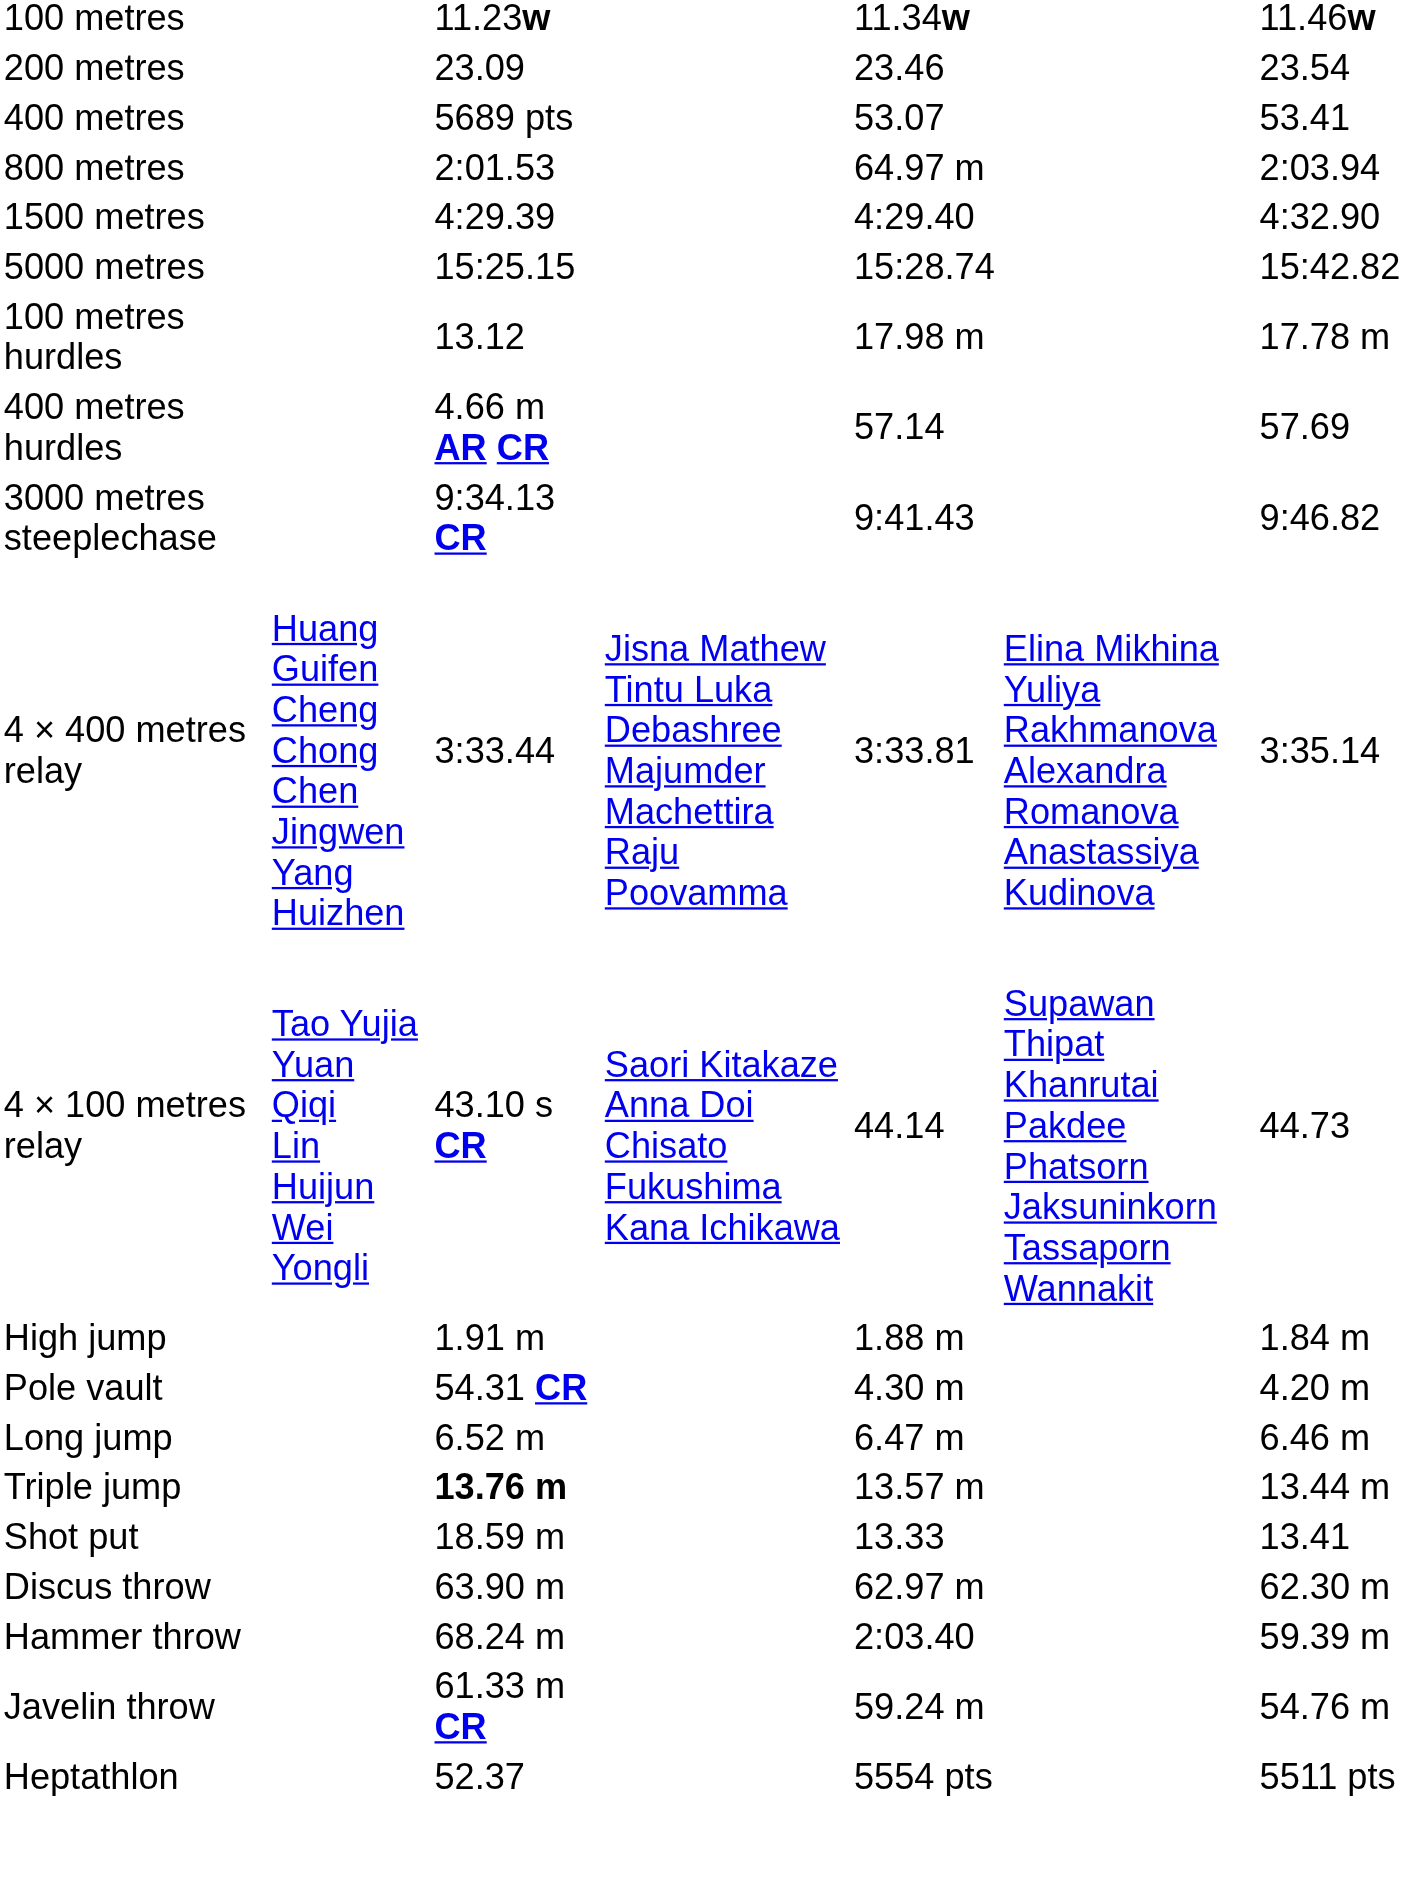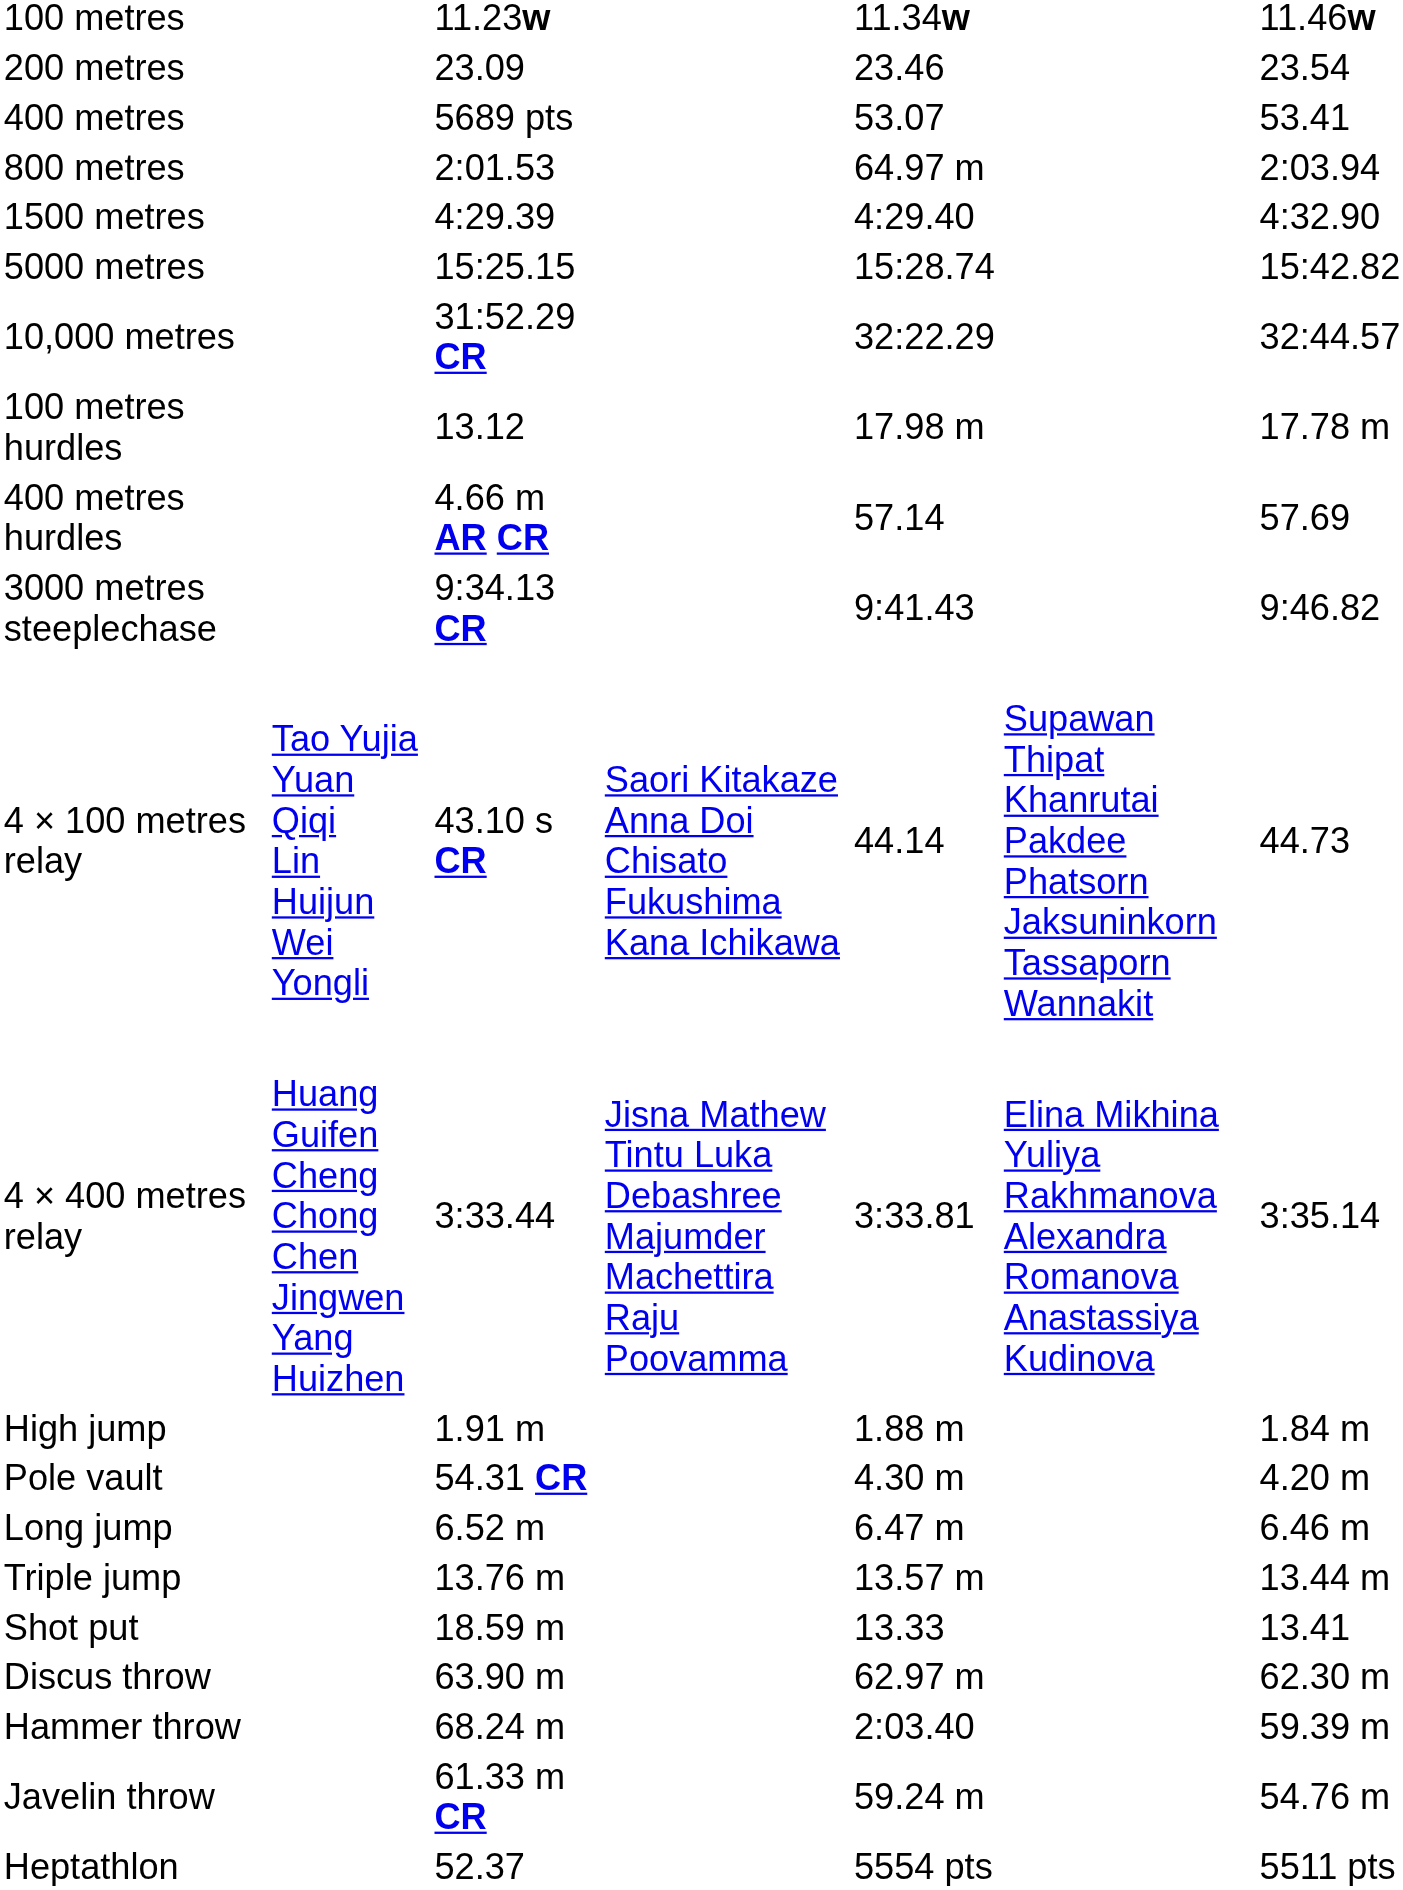+ row: (119, 337)
rows swapped: (125, 1125) <-> (125, 750)
(501, 1487) bold -> (500, 1577) normal
